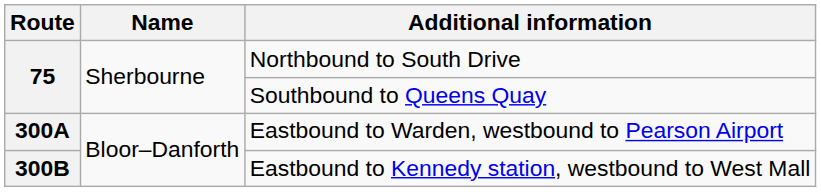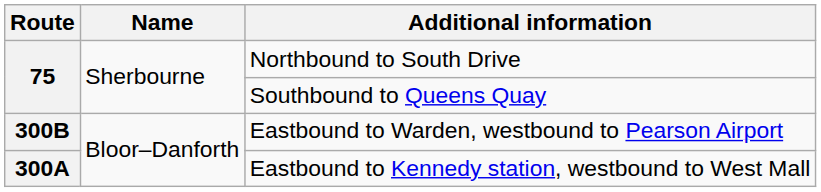(42, 131) 300A -> (42, 131) 300B
(42, 167) 300B -> (42, 167) 300A
